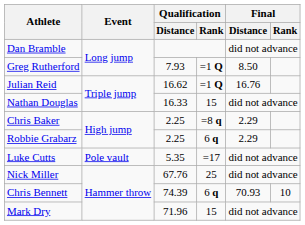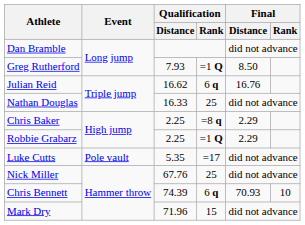(211, 85) =1 Q -> (211, 85) 6 q
(211, 103) 15 -> (211, 103) 25
(211, 139) 6 q -> (211, 139) =1 Q
